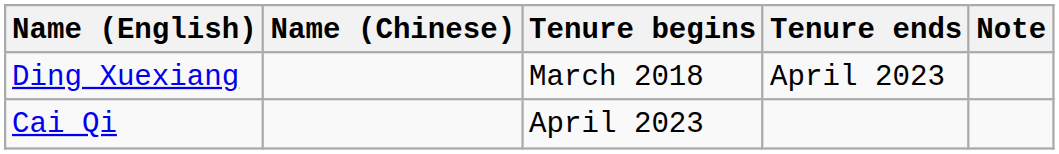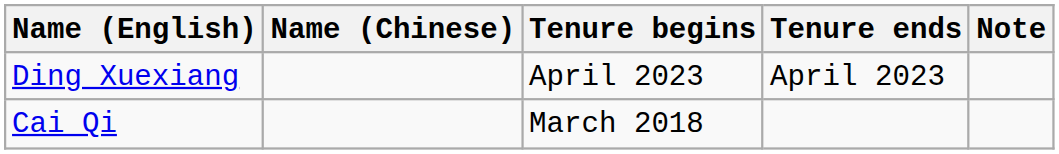(616, 76) March 2018 -> (616, 76) April 2023
(616, 124) April 2023 -> (616, 124) March 2018
